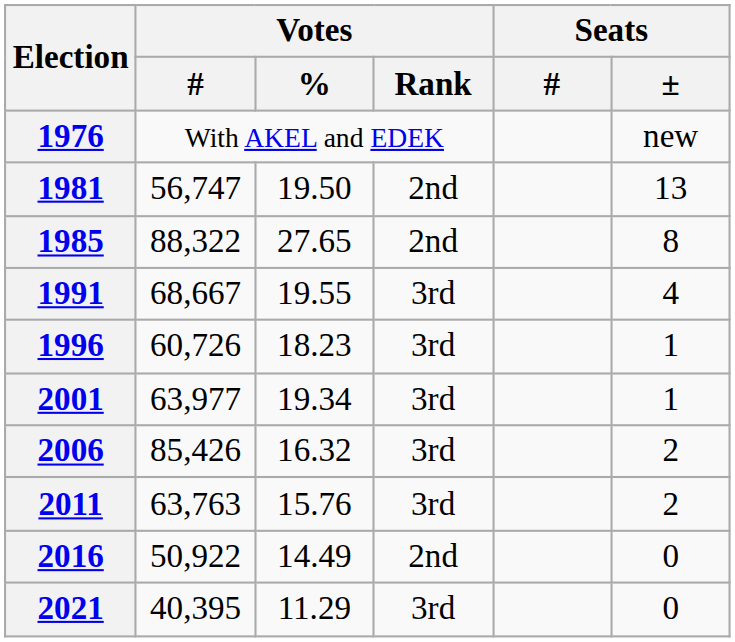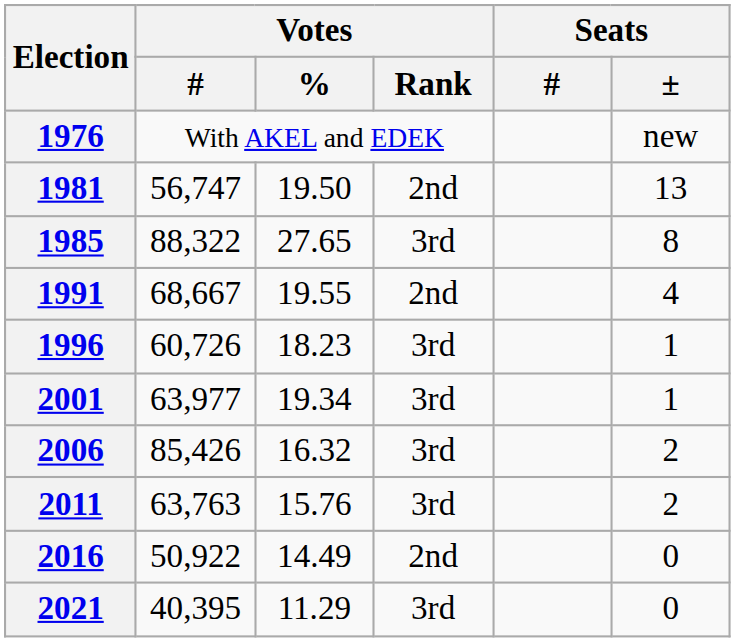(433, 240) 2nd -> (433, 240) 3rd
(433, 293) 3rd -> (433, 293) 2nd
